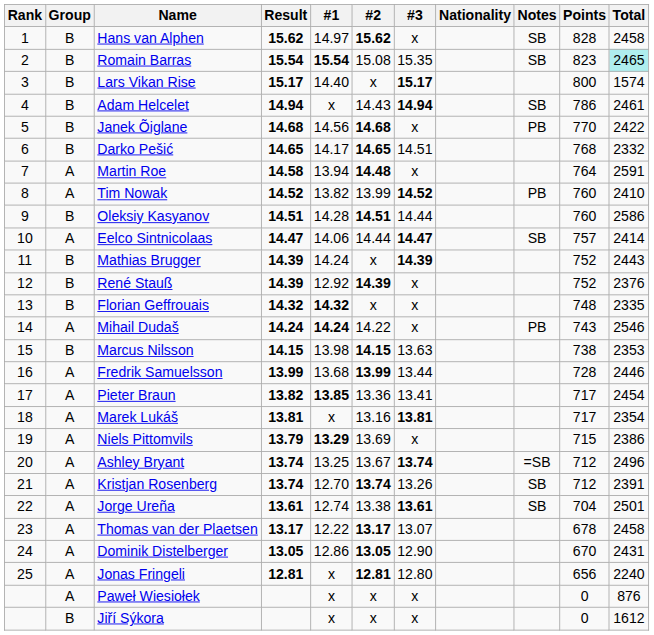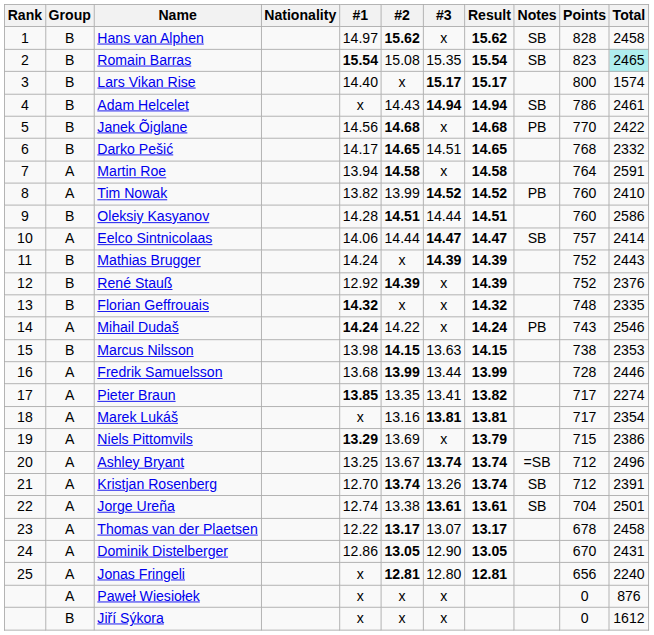columns swapped: (475, 15) <-> (286, 15)
(373, 171) 14.48 -> (402, 171) 14.58
(373, 395) 13.36 -> (402, 395) 13.35
(629, 395) 2454 -> (629, 395) 2274
